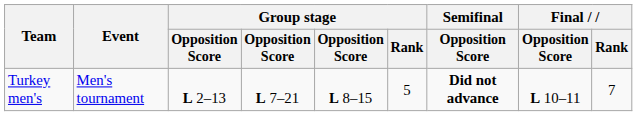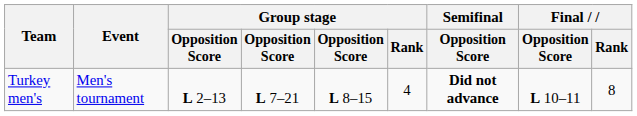(407, 89) 5 -> (407, 89) 4
(612, 89) 7 -> (612, 89) 8
